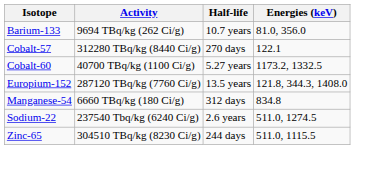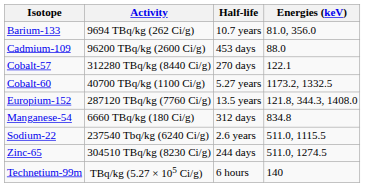+ row: (39, 48)
(286, 118) 511.0, 1274.5 -> (296, 135) 511.0, 1115.5
(286, 135) 511.0, 1115.5 -> (297, 153) 511.0, 1274.5
+ row: (45, 172)
